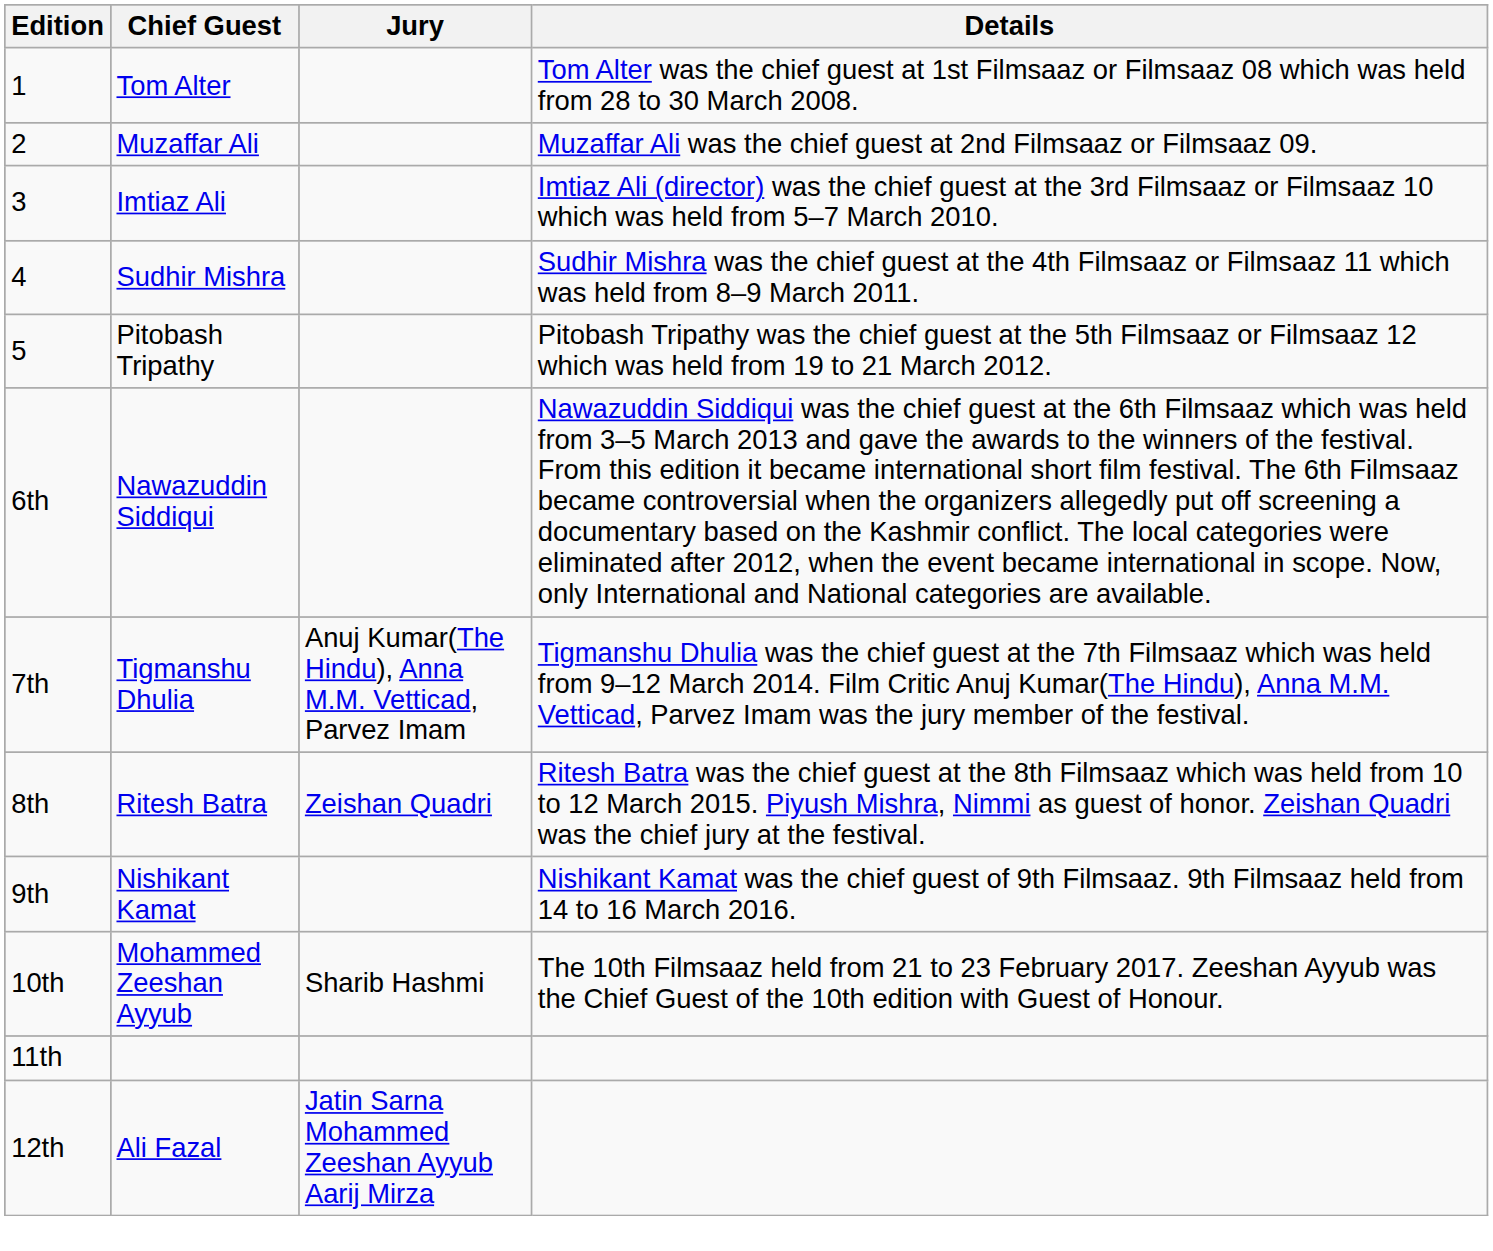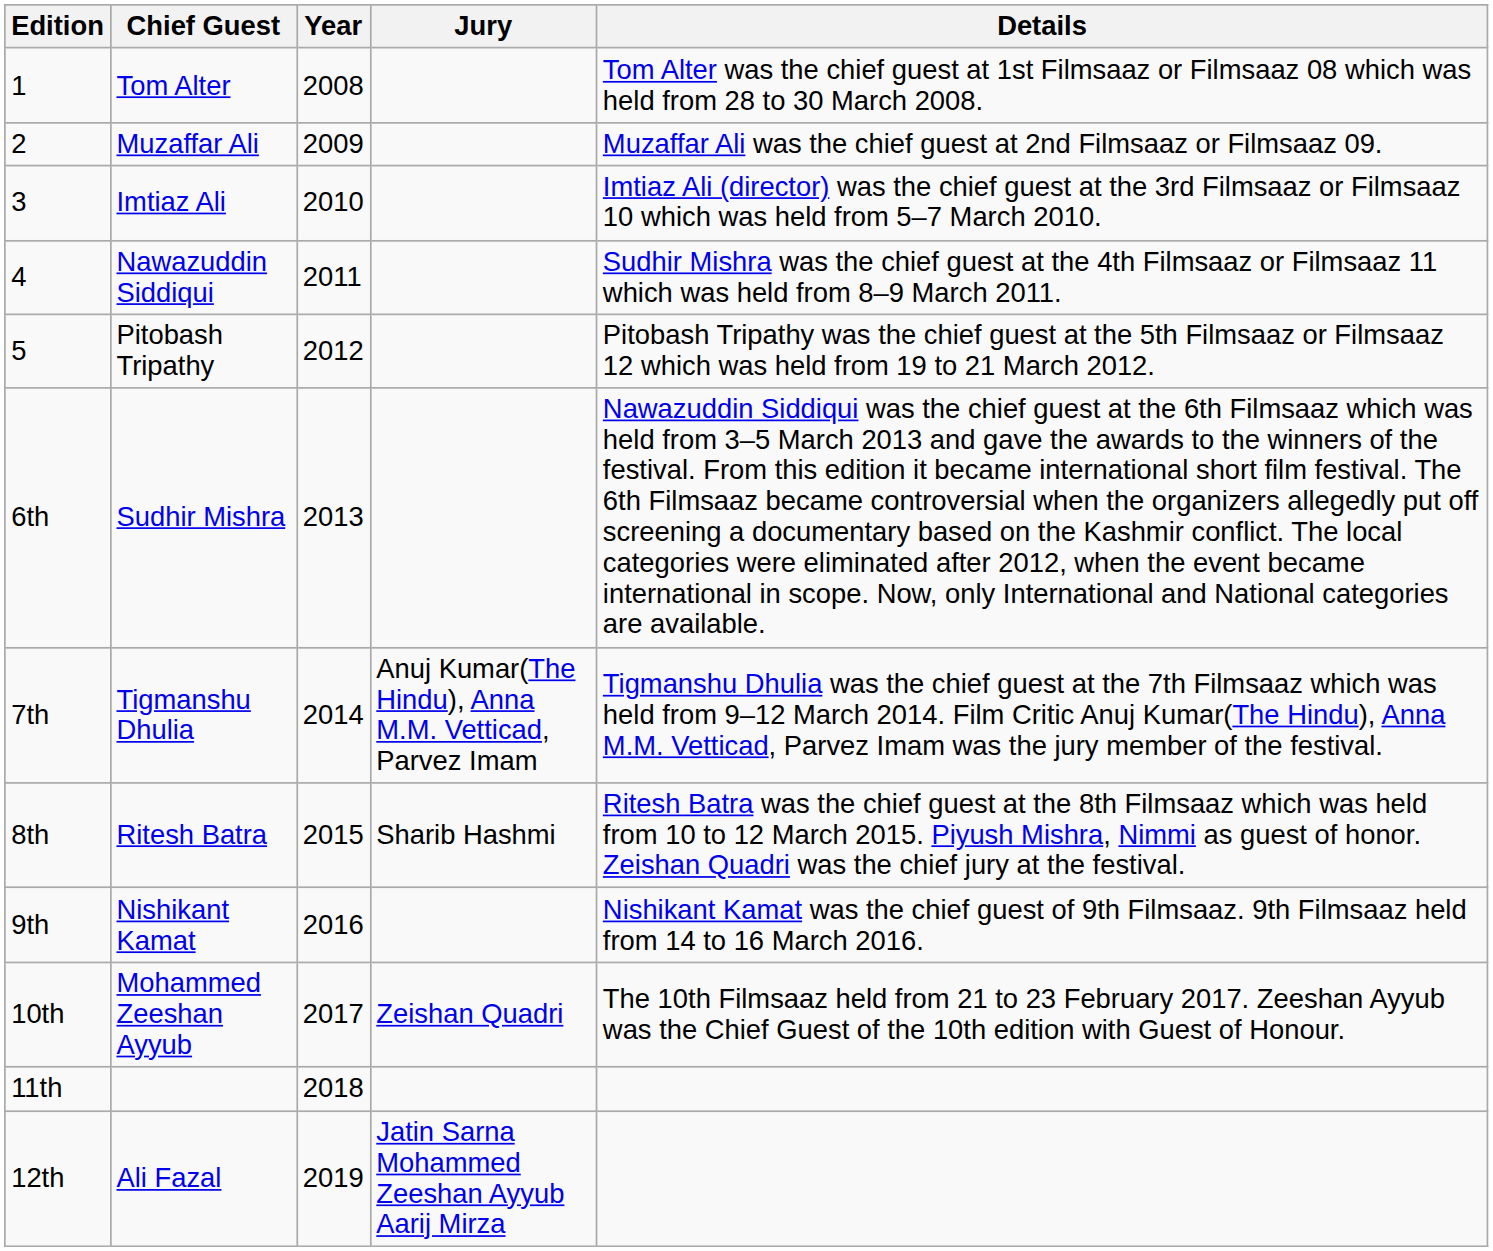+ column: (333, 26)
(201, 276) Sudhir Mishra -> (192, 276) Nawazuddin Siddiqui
(192, 502) Nawazuddin Siddiqui -> (201, 517) Sudhir Mishra
(398, 804) Zeishan Quadri -> (466, 835) Sharib Hashmi
(395, 983) Sharib Hashmi -> (470, 1014) Zeishan Quadri
